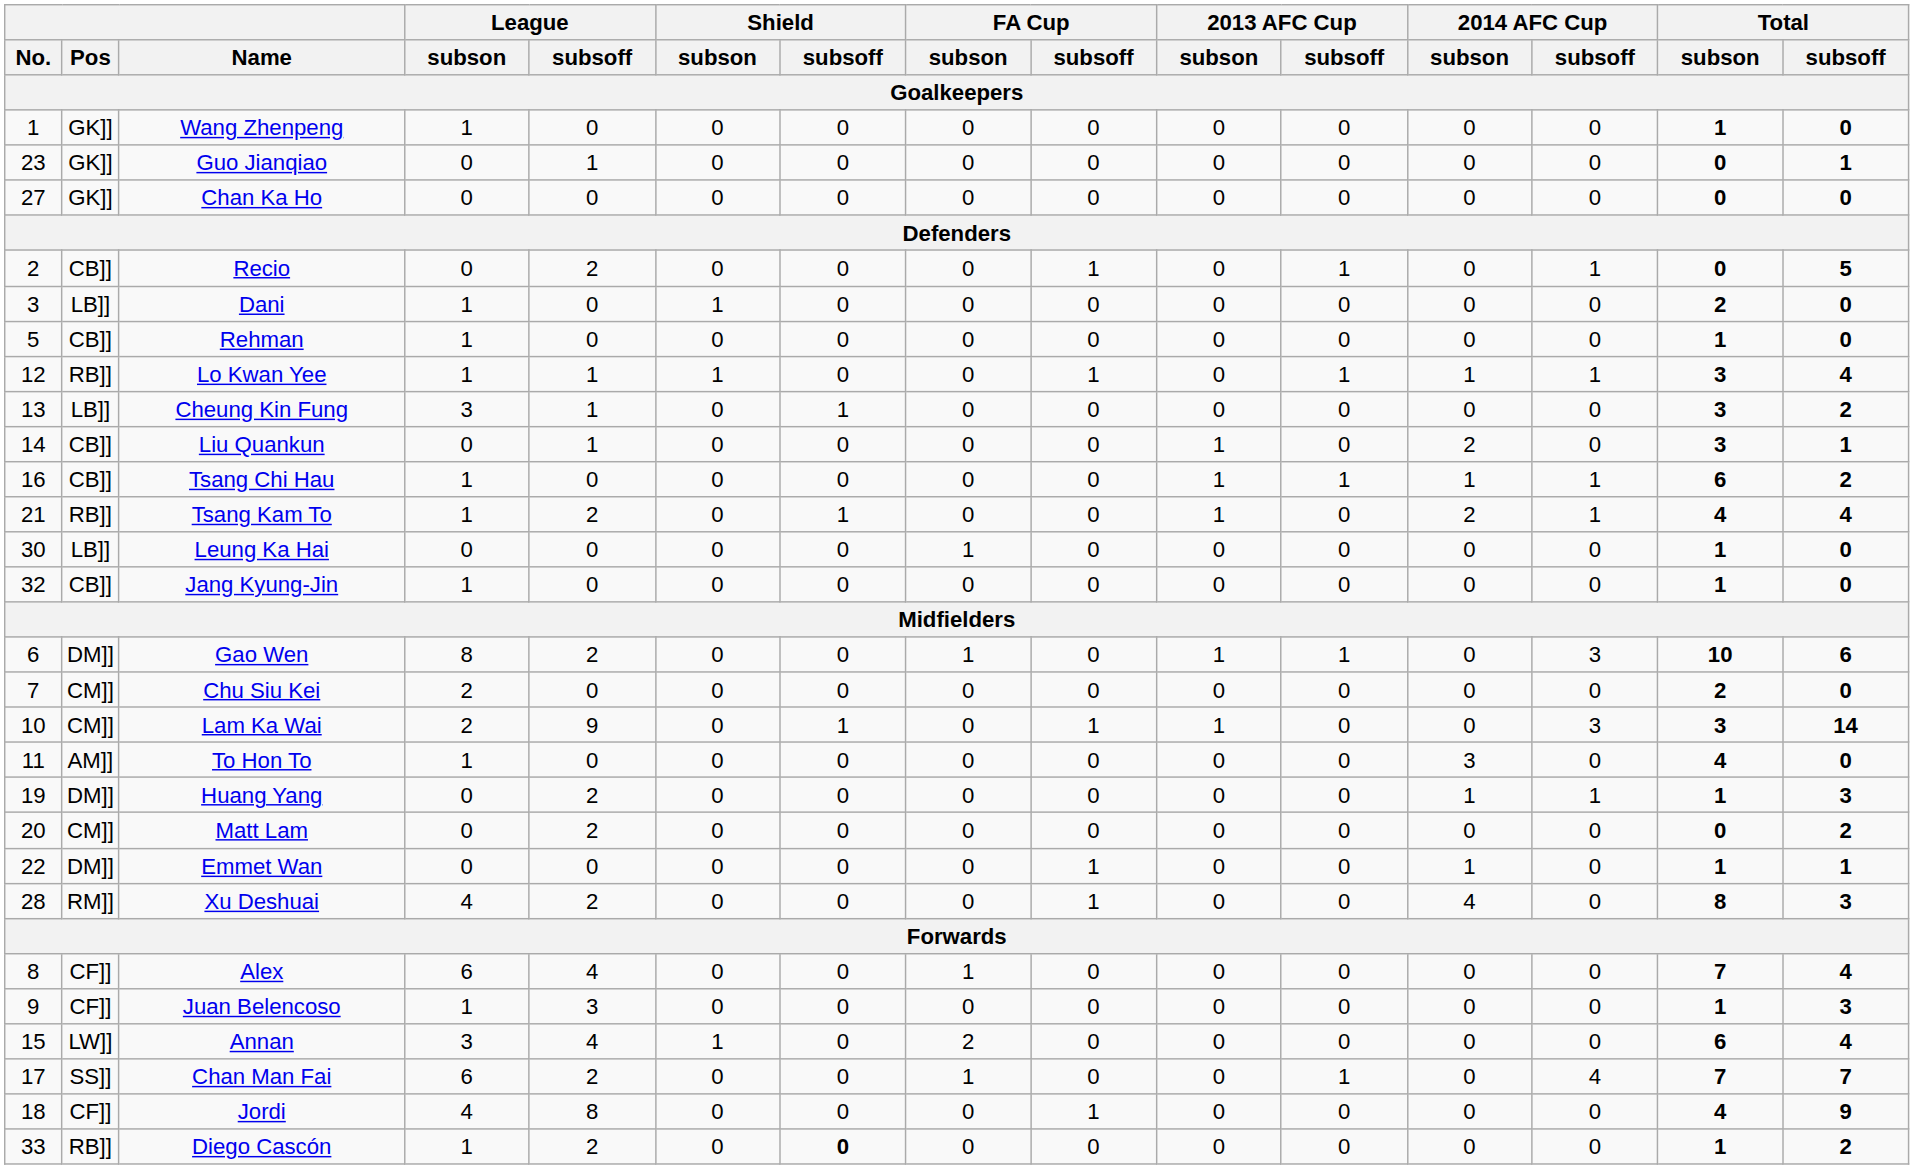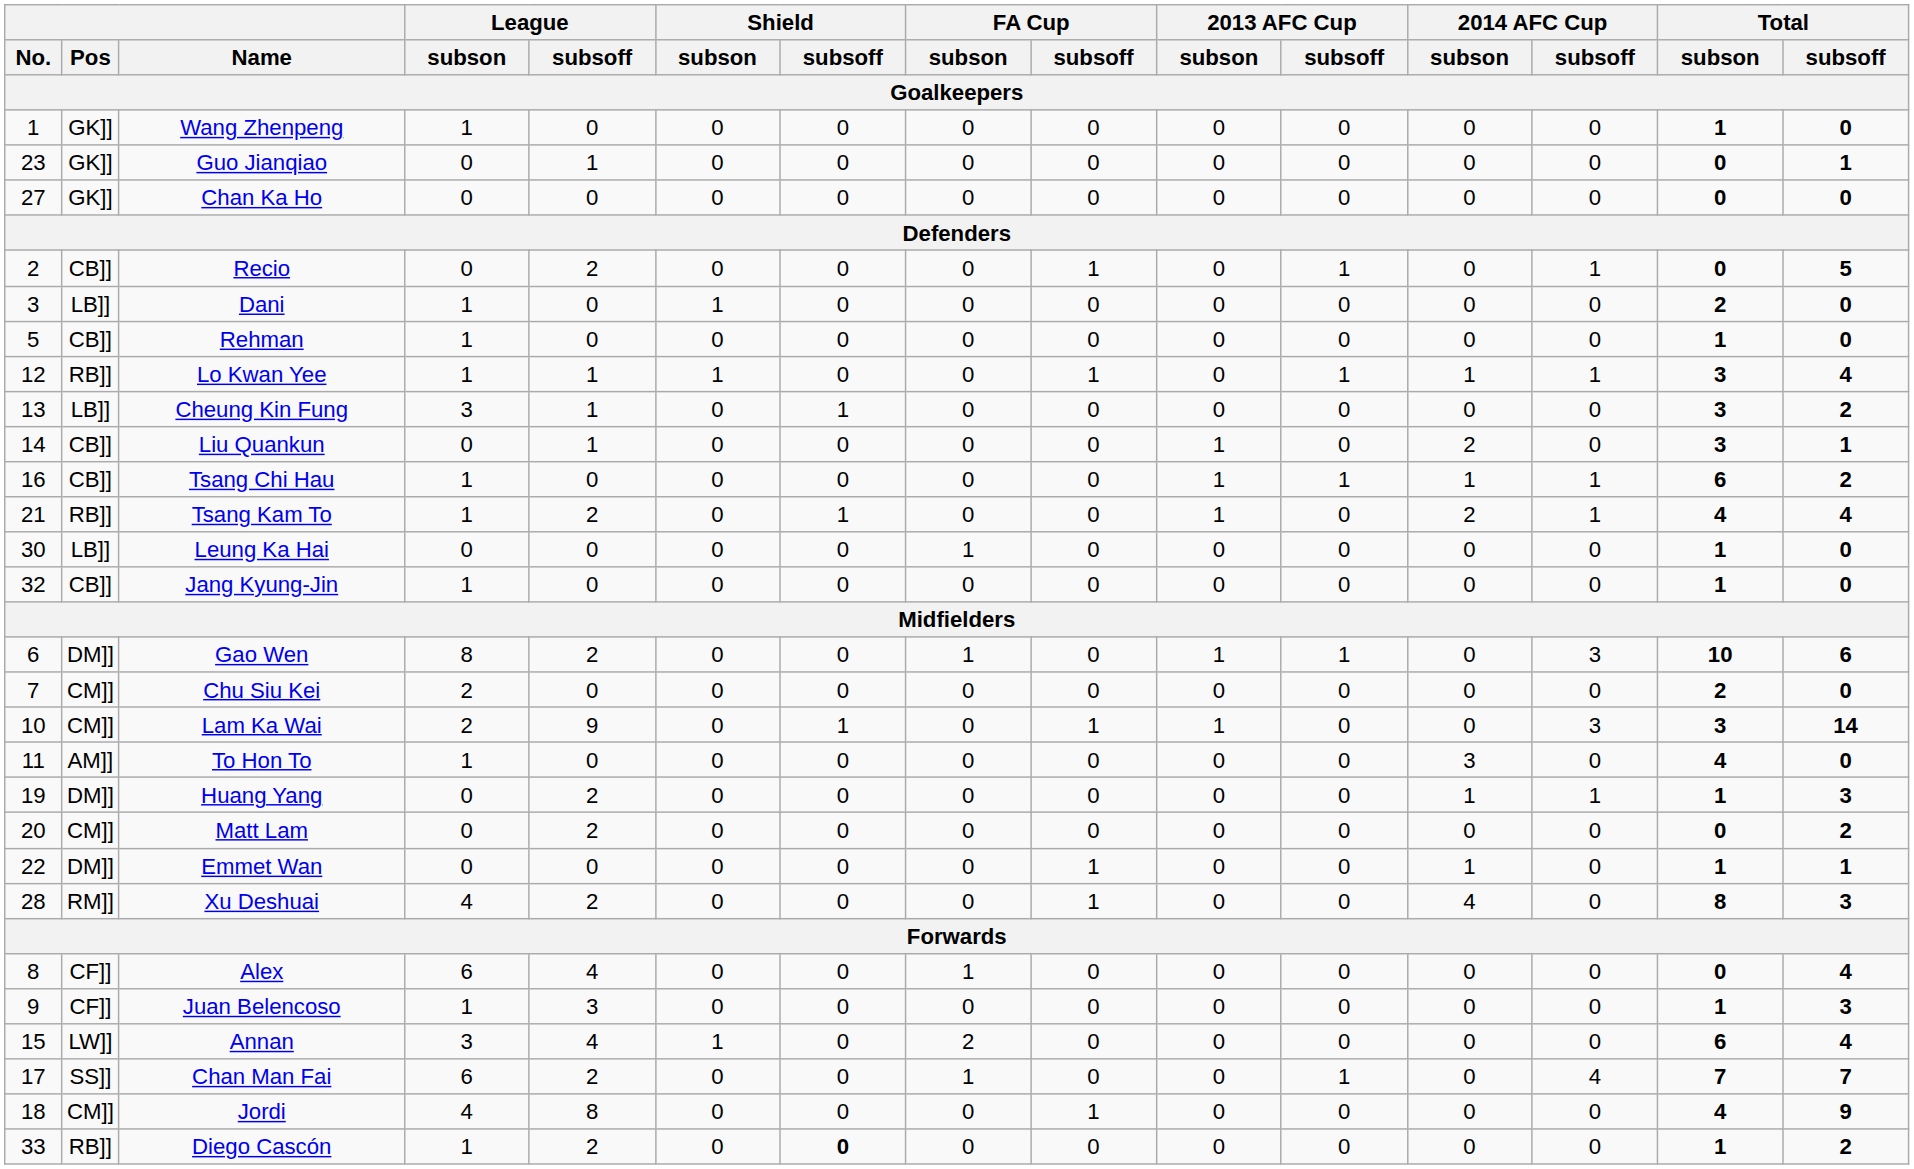(1720, 971) 7 -> (1720, 971) 0
(90, 1112) CF]] -> (90, 1112) CM]]
